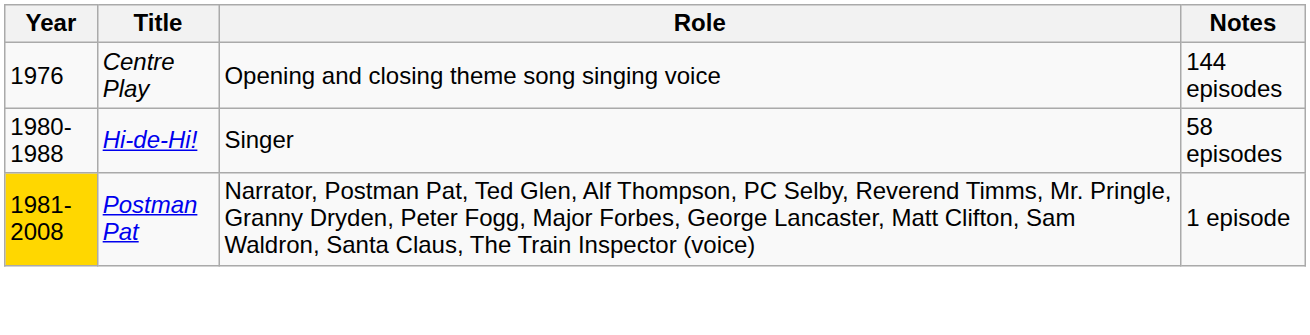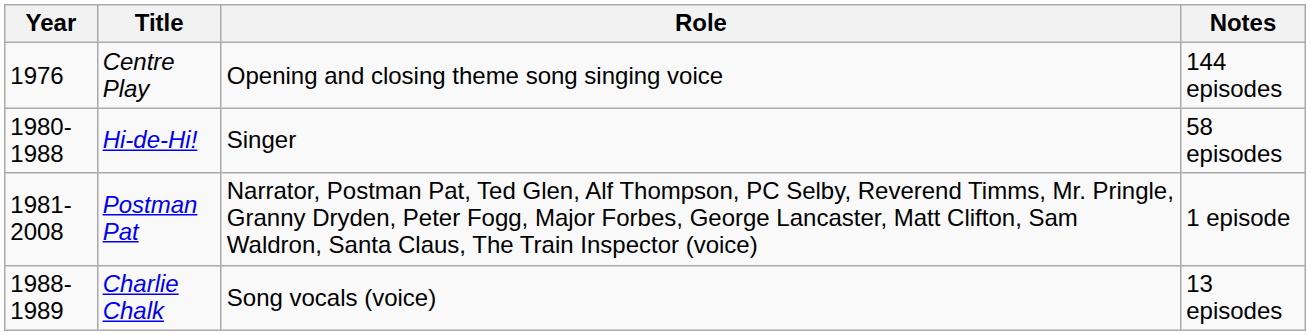(41, 218) gold background -> (41, 218) no background
+ row: (141, 297)
